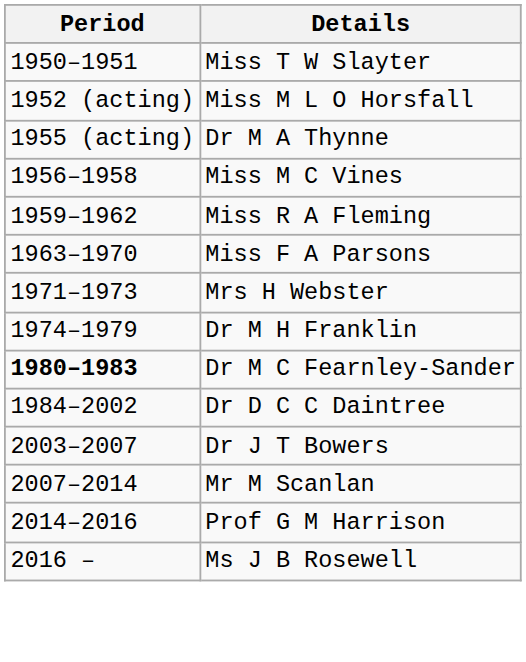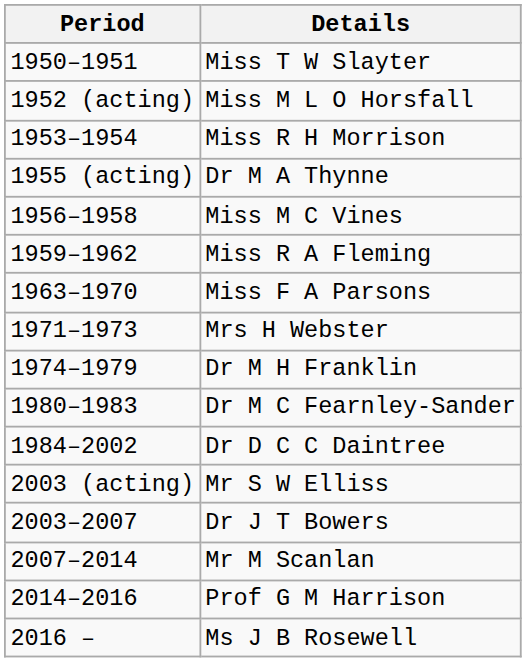+ row: (325, 139)
(74, 369) bold -> (74, 408) normal
+ row: (297, 484)
